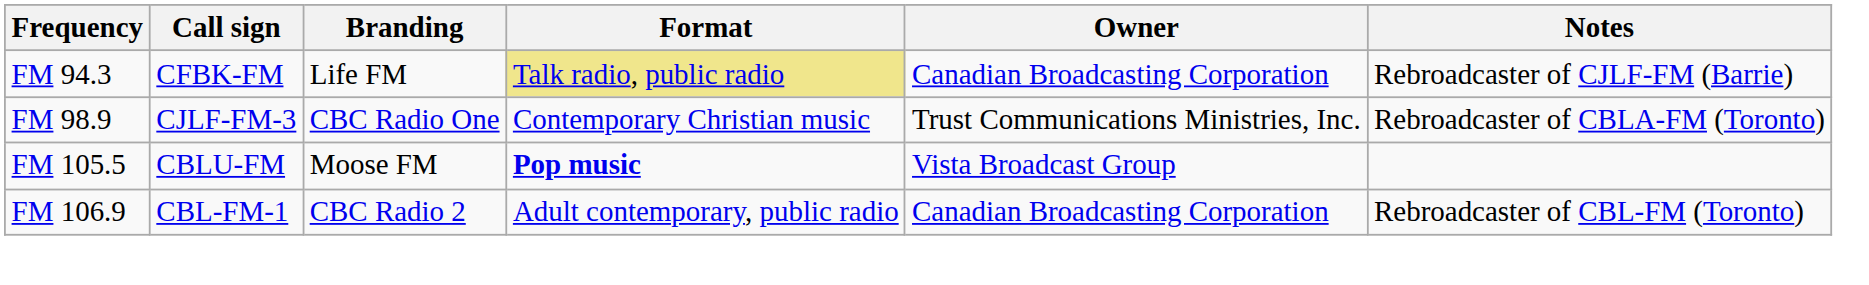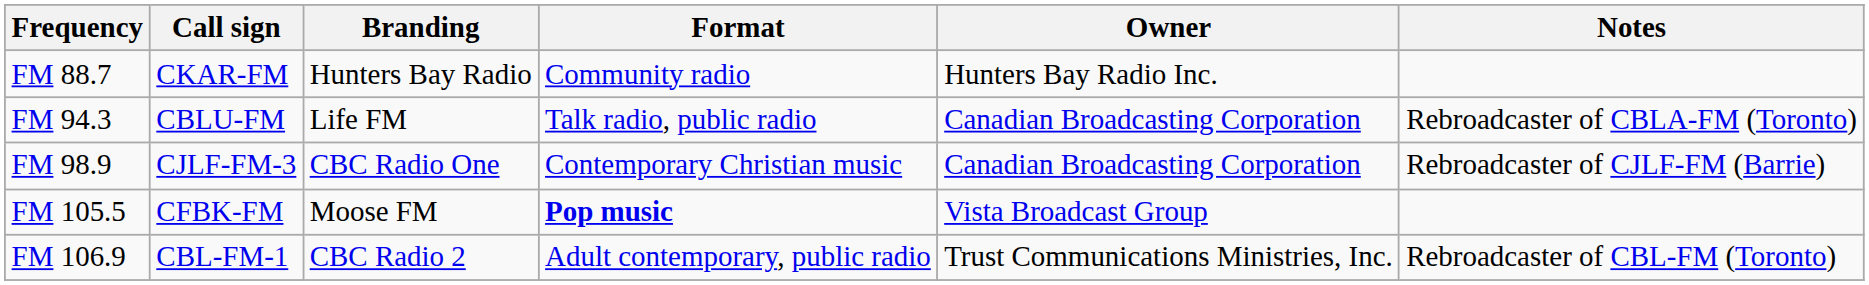+ row: (61, 73)
(220, 73) CFBK-FM -> (221, 119) CBLU-FM
(649, 73) khaki background -> (681, 119) no background
(1584, 73) Rebroadcaster of CJLF-FM (Barrie) -> (1632, 119) Rebroadcaster of CBLA-FM (Toronto)
(1136, 119) Trust Communications Ministries, Inc. -> (1152, 165) Canadian Broadcasting Corporation
(1599, 119) Rebroadcaster of CBLA-FM (Toronto) -> (1616, 165) Rebroadcaster of CJLF-FM (Barrie)
(221, 165) CBLU-FM -> (220, 211) CFBK-FM
(1120, 211) Canadian Broadcasting Corporation -> (1168, 257) Trust Communications Ministries, Inc.
